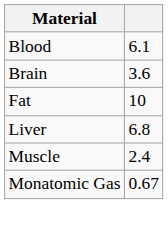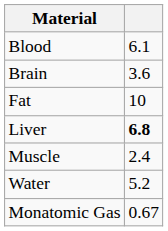(139, 128) normal -> (139, 128) bold
+ row: (29, 184)
